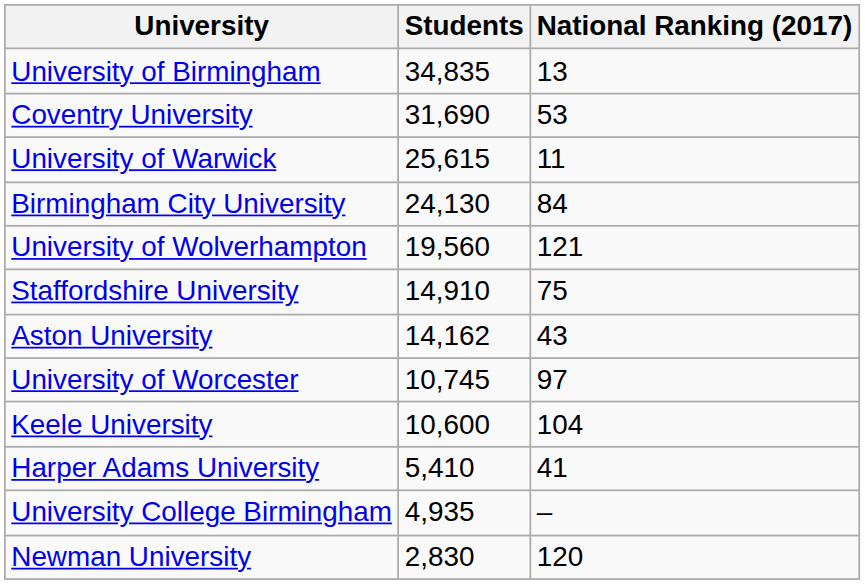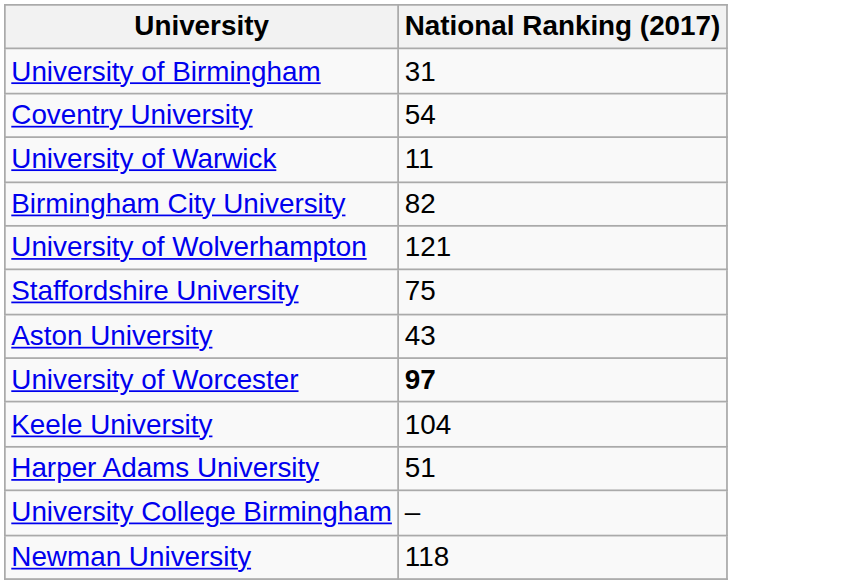- column: (464, 26)
(552, 70) 13 -> (420, 70) 31
(552, 114) 53 -> (420, 114) 54
(552, 203) 84 -> (420, 203) 82
(552, 379) normal -> (420, 379) bold
(552, 468) 41 -> (420, 468) 51
(560, 556) 120 -> (427, 556) 118
